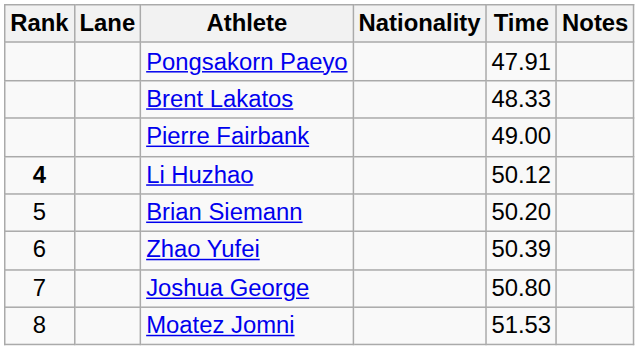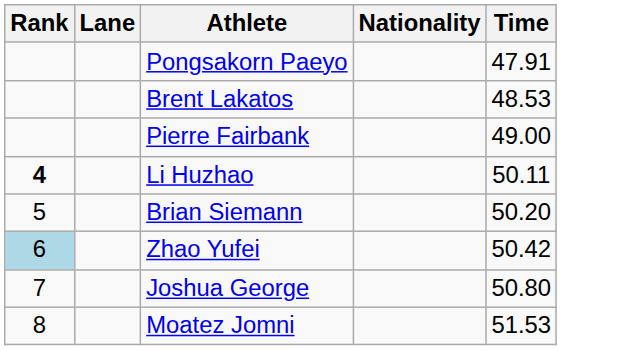- column: (595, 23)
(521, 99) 48.33 -> (521, 99) 48.53
(521, 174) 50.12 -> (521, 174) 50.11
(39, 250) no background -> (39, 250) lightblue background
(521, 250) 50.39 -> (521, 250) 50.42
